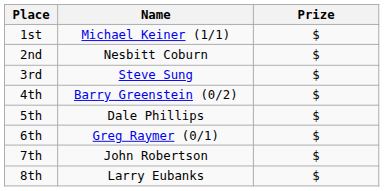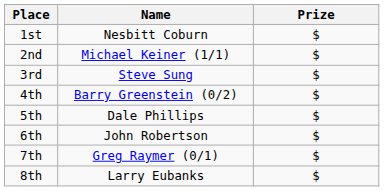(156, 35) Michael Keiner (1/1) -> (156, 35) Nesbitt Coburn
(156, 55) Nesbitt Coburn -> (156, 55) Michael Keiner (1/1)
(156, 135) Greg Raymer (0/1) -> (156, 135) John Robertson
(156, 155) John Robertson -> (156, 155) Greg Raymer (0/1)
